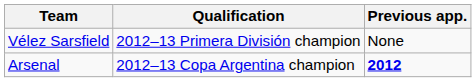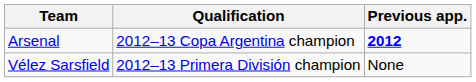rows swapped: (59, 40) <-> (34, 64)
